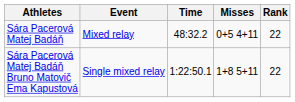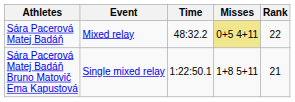(237, 34) no background -> (237, 34) khaki background
(275, 73) 22 -> (275, 73) 21
